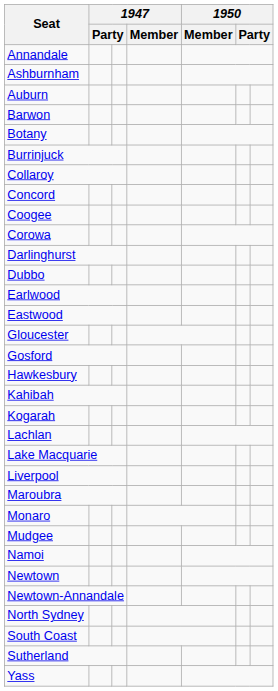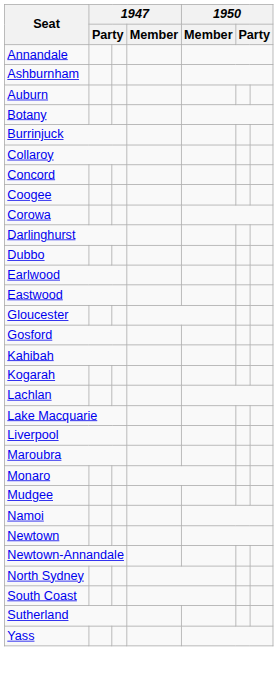- row: (29, 114)
- row: (42, 375)
